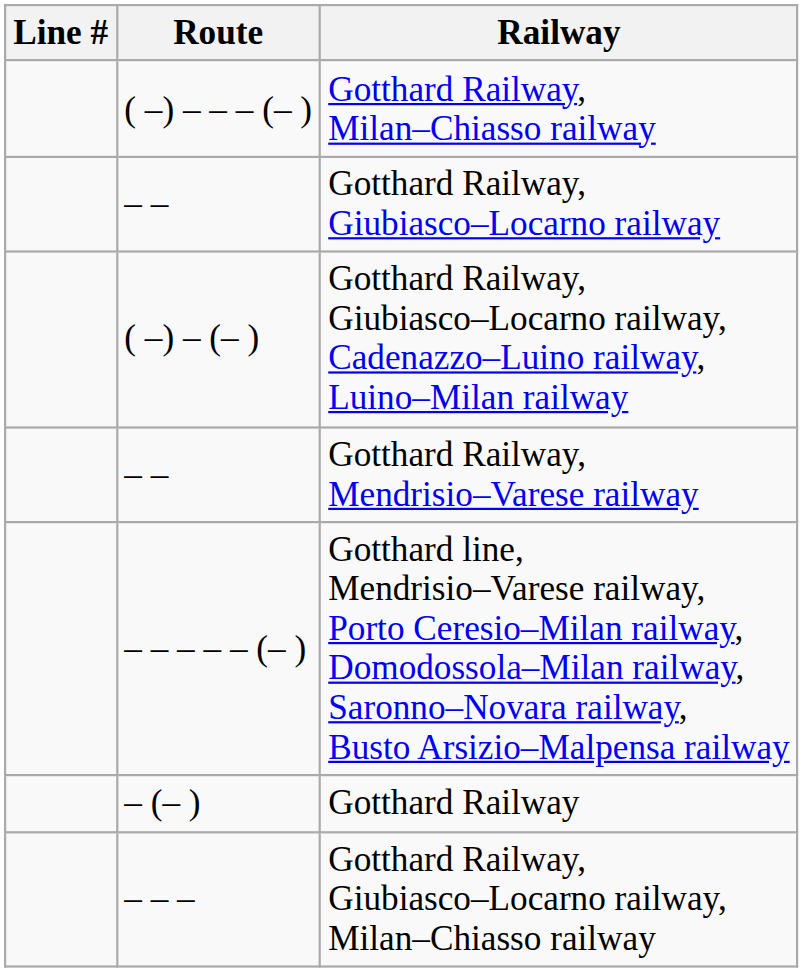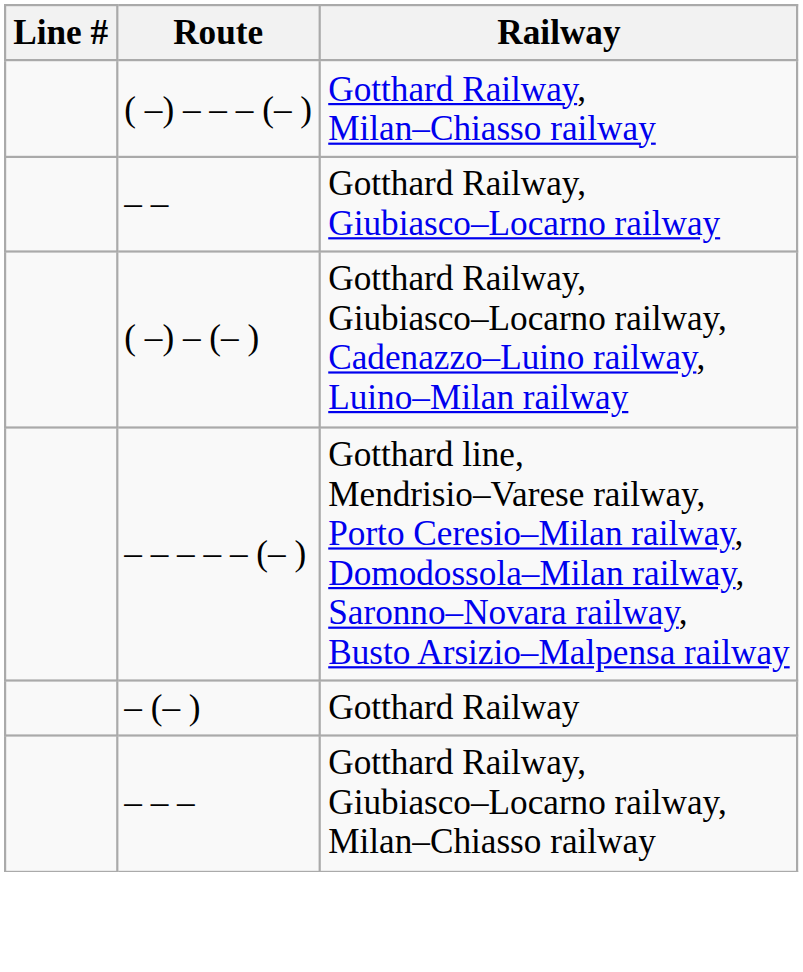- row: (513, 473)
